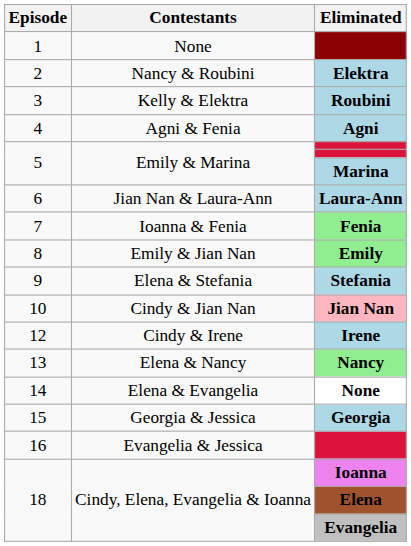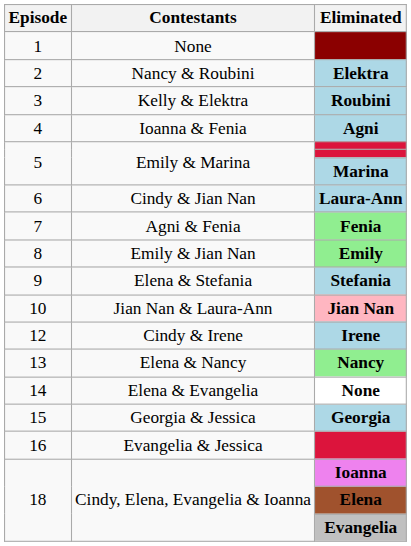(193, 127) Agni & Fenia -> (193, 127) Ioanna & Fenia
(193, 198) Jian Nan & Laura-Ann -> (193, 198) Cindy & Jian Nan
(193, 225) Ioanna & Fenia -> (193, 225) Agni & Fenia
(193, 308) Cindy & Jian Nan -> (193, 308) Jian Nan & Laura-Ann
